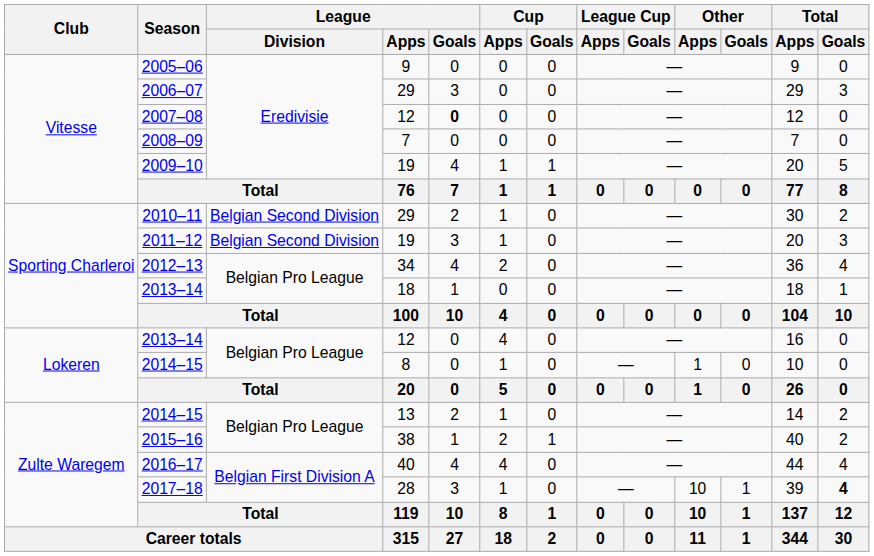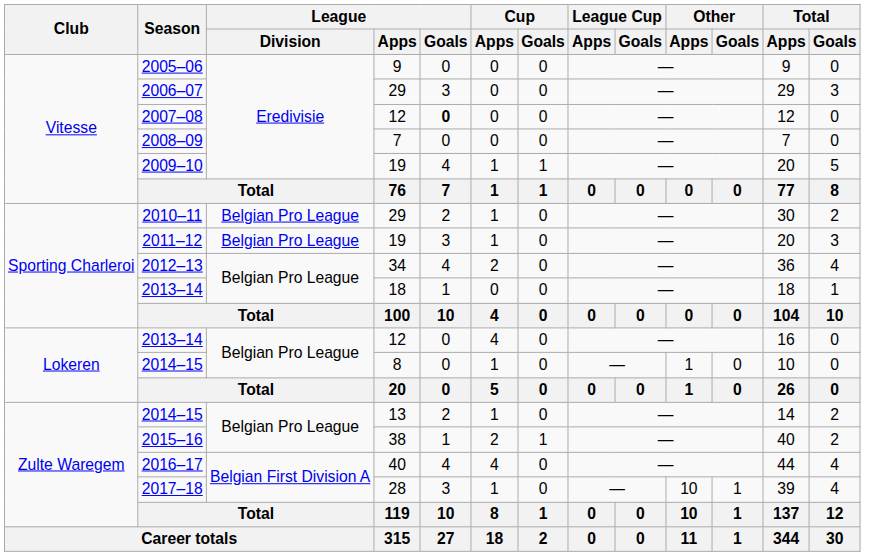(295, 215) Belgian Second Division -> (290, 215) Belgian Pro League
(295, 240) Belgian Second Division -> (290, 240) Belgian Pro League
(843, 489) bold -> (835, 489) normal
